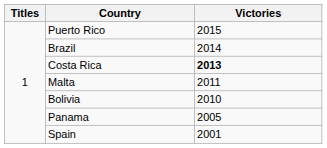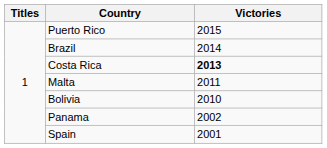(209, 117) 2005 -> (209, 117) 2002
